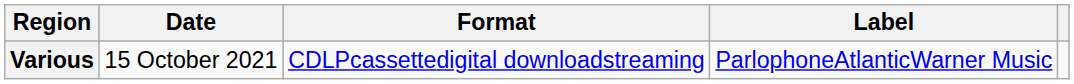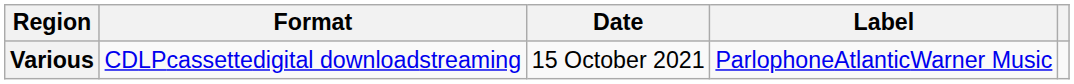columns swapped: (191, 22) <-> (496, 22)
